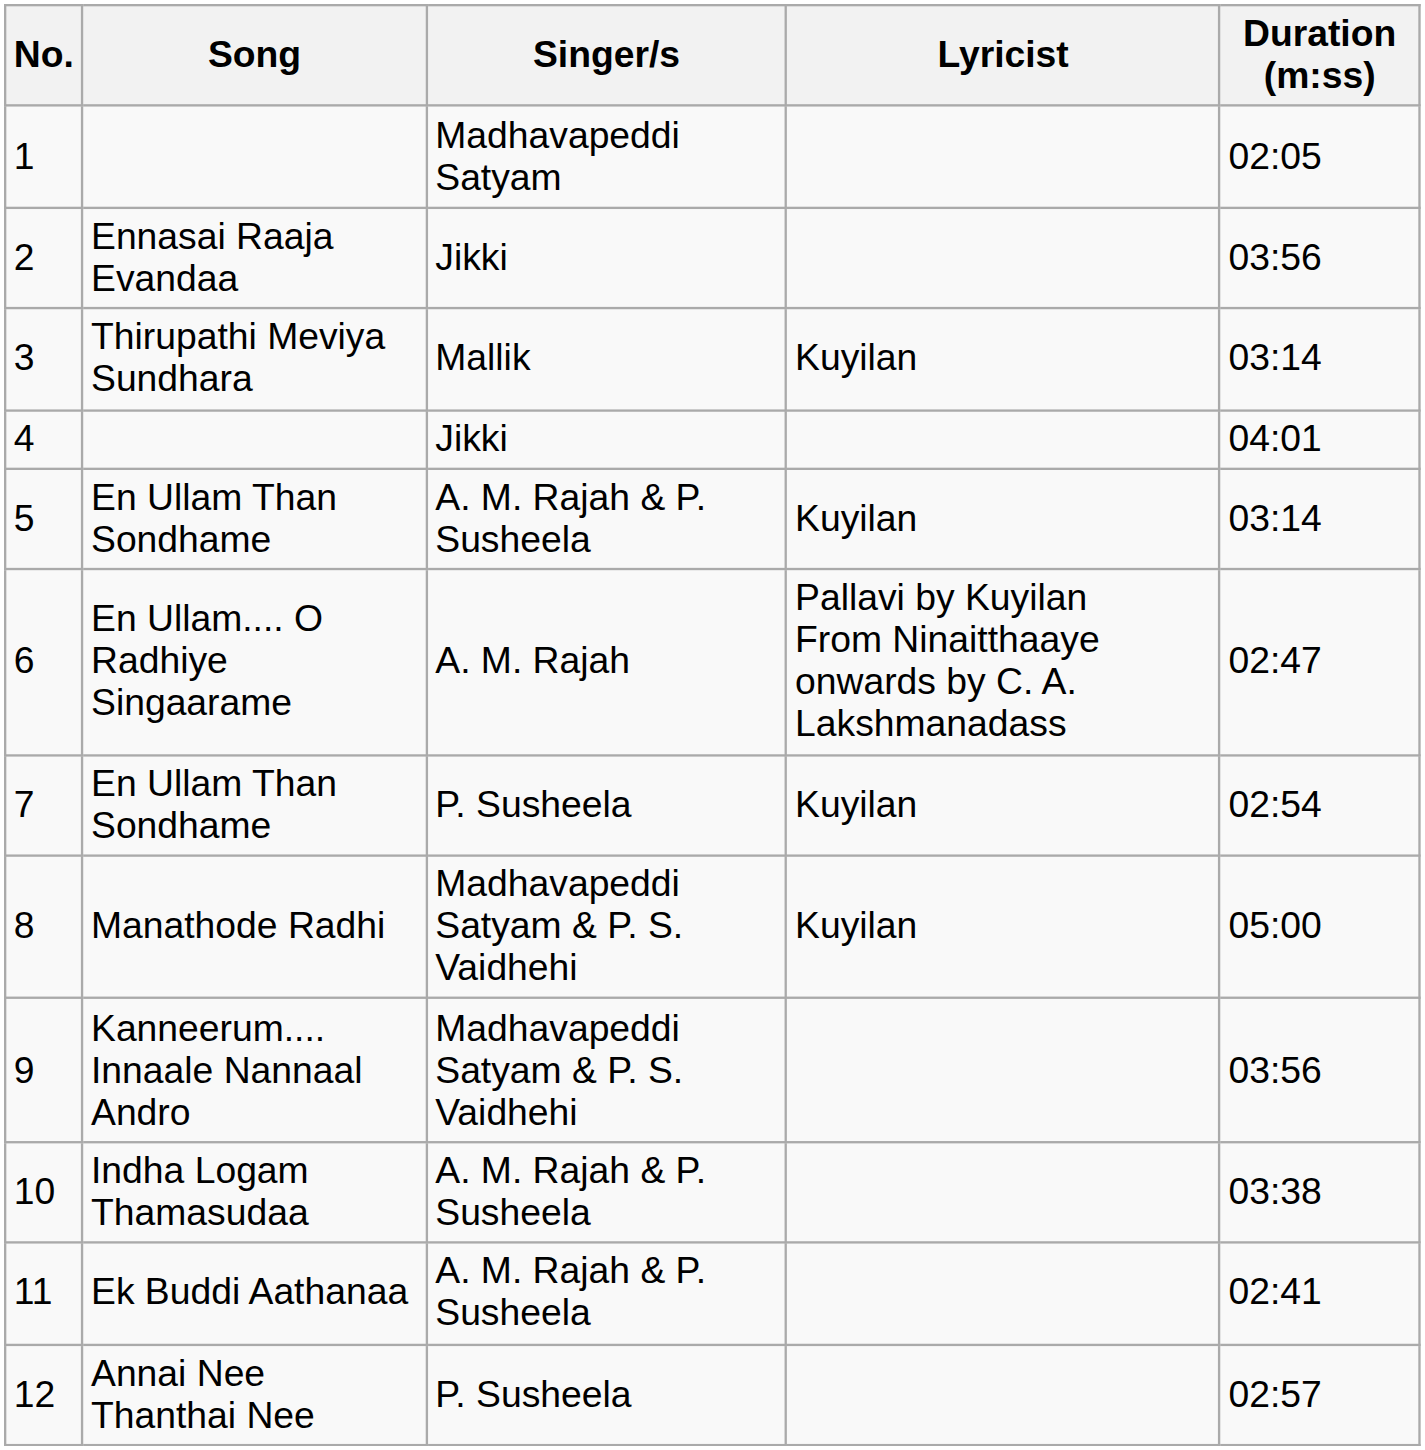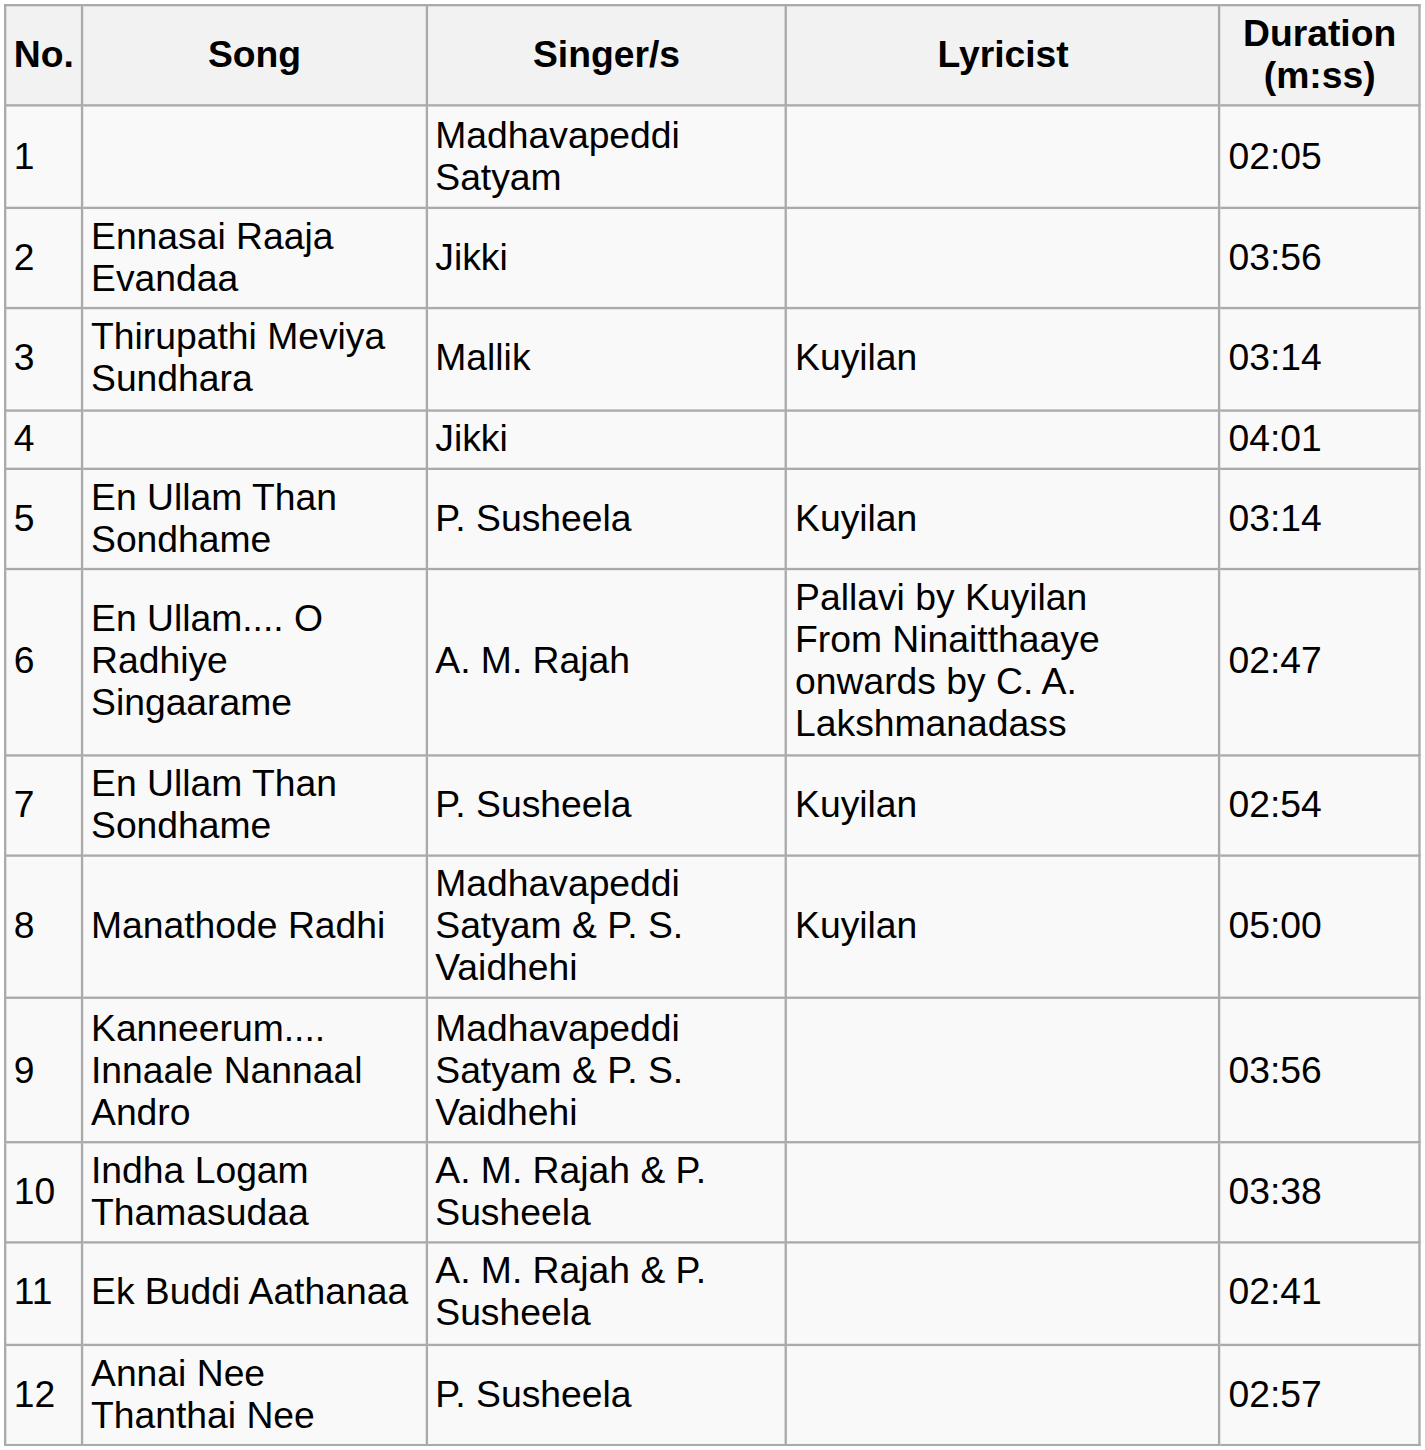(571, 518) A. M. Rajah & P. Susheela -> (533, 518) P. Susheela
